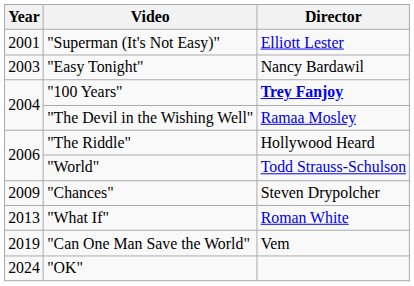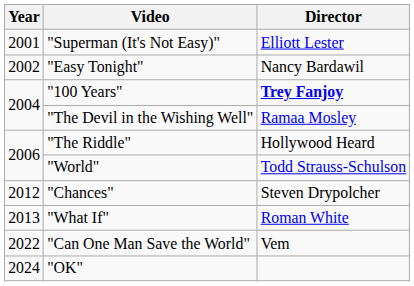(24, 67) 2003 -> (24, 67) 2002
(24, 192) 2009 -> (24, 192) 2012
(24, 243) 2019 -> (24, 243) 2022
